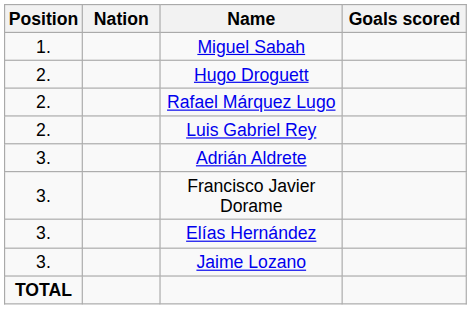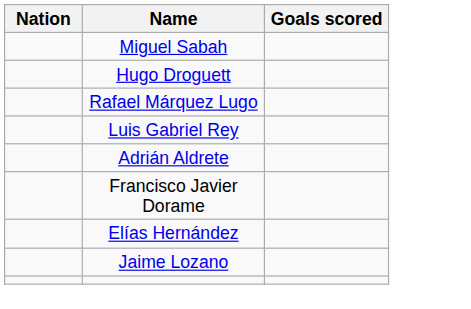- column: (43, 19)
